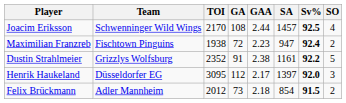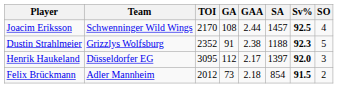- row: (49, 43)
(286, 59) 1161 -> (278, 43) 1188
(311, 59) 92.2 -> (302, 43) 92.3
